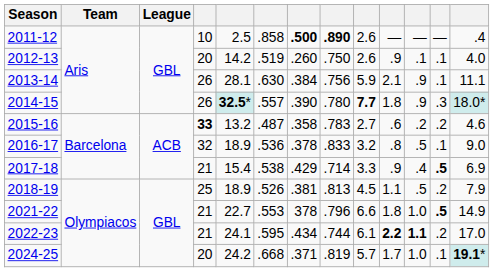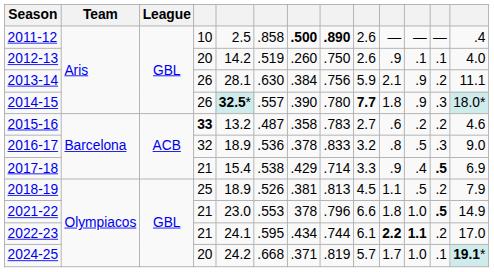(441, 80) .1 -> (441, 80) .2
(441, 146) .1 -> (441, 146) .3
(238, 211) 22.7 -> (238, 211) 23.0
